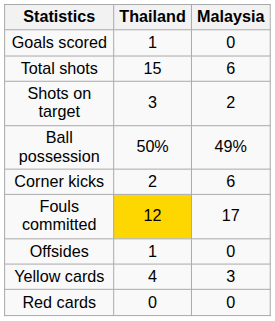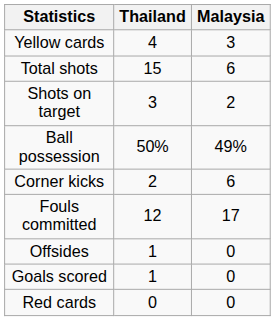rows swapped: (59, 42) <-> (59, 276)
(153, 216) gold background -> (153, 216) no background
